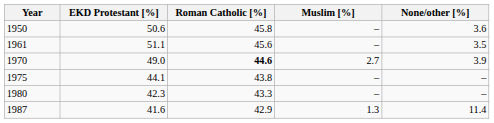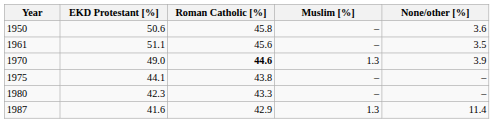(373, 61) 2.7 -> (373, 61) 1.3
